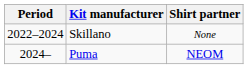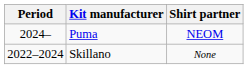rows swapped: (90, 34) <-> (83, 53)
